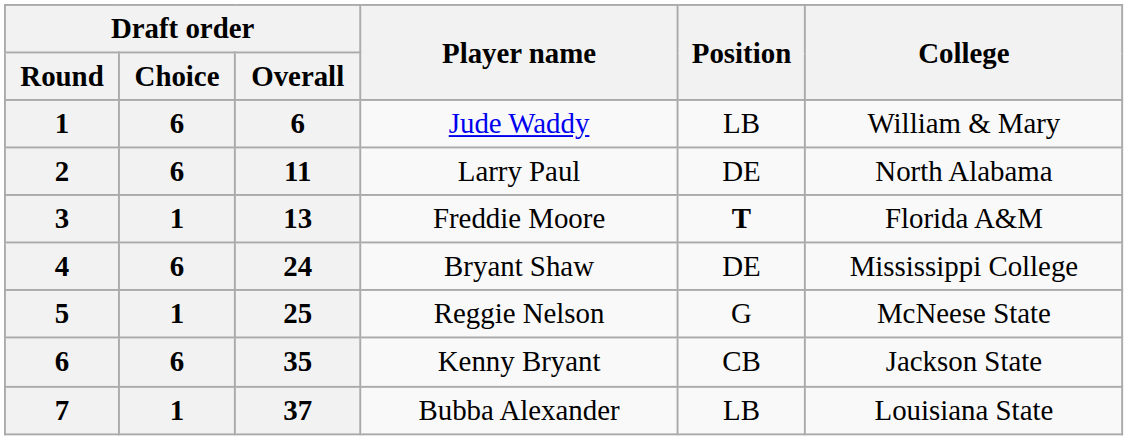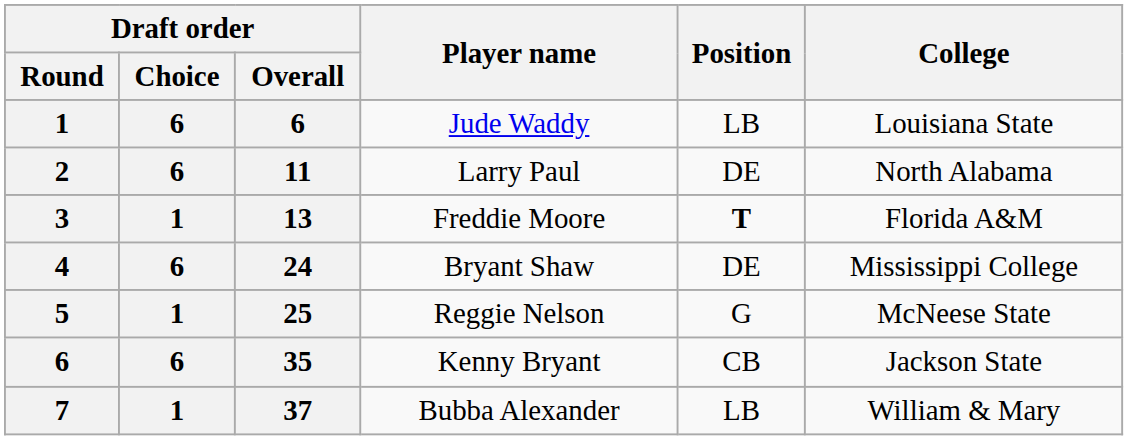(964, 123) William & Mary -> (964, 123) Louisiana State
(964, 409) Louisiana State -> (964, 409) William & Mary
